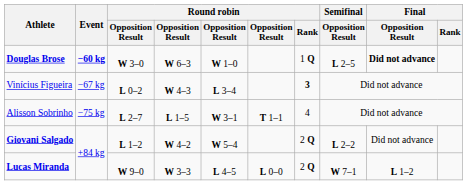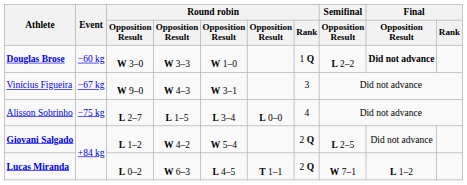(91, 59) bold -> (91, 59) normal
(178, 65) W 6–3 -> (177, 65) W 3–3
(343, 65) L 2–5 -> (343, 65) L 2–2
(131, 91) L 0–2 -> (130, 91) W 9–0
(224, 91) L 3–4 -> (224, 91) W 3–1
(307, 86) bold -> (307, 86) normal
(224, 118) W 3–1 -> (224, 118) L 3–4
(271, 118) T 1–1 -> (271, 118) L 0–0
(343, 145) L 2–2 -> (343, 145) L 2–5
(131, 172) W 9–0 -> (130, 172) L 0–2
(178, 172) W 3–3 -> (177, 172) W 6–3
(271, 172) L 0–0 -> (271, 172) T 1–1
